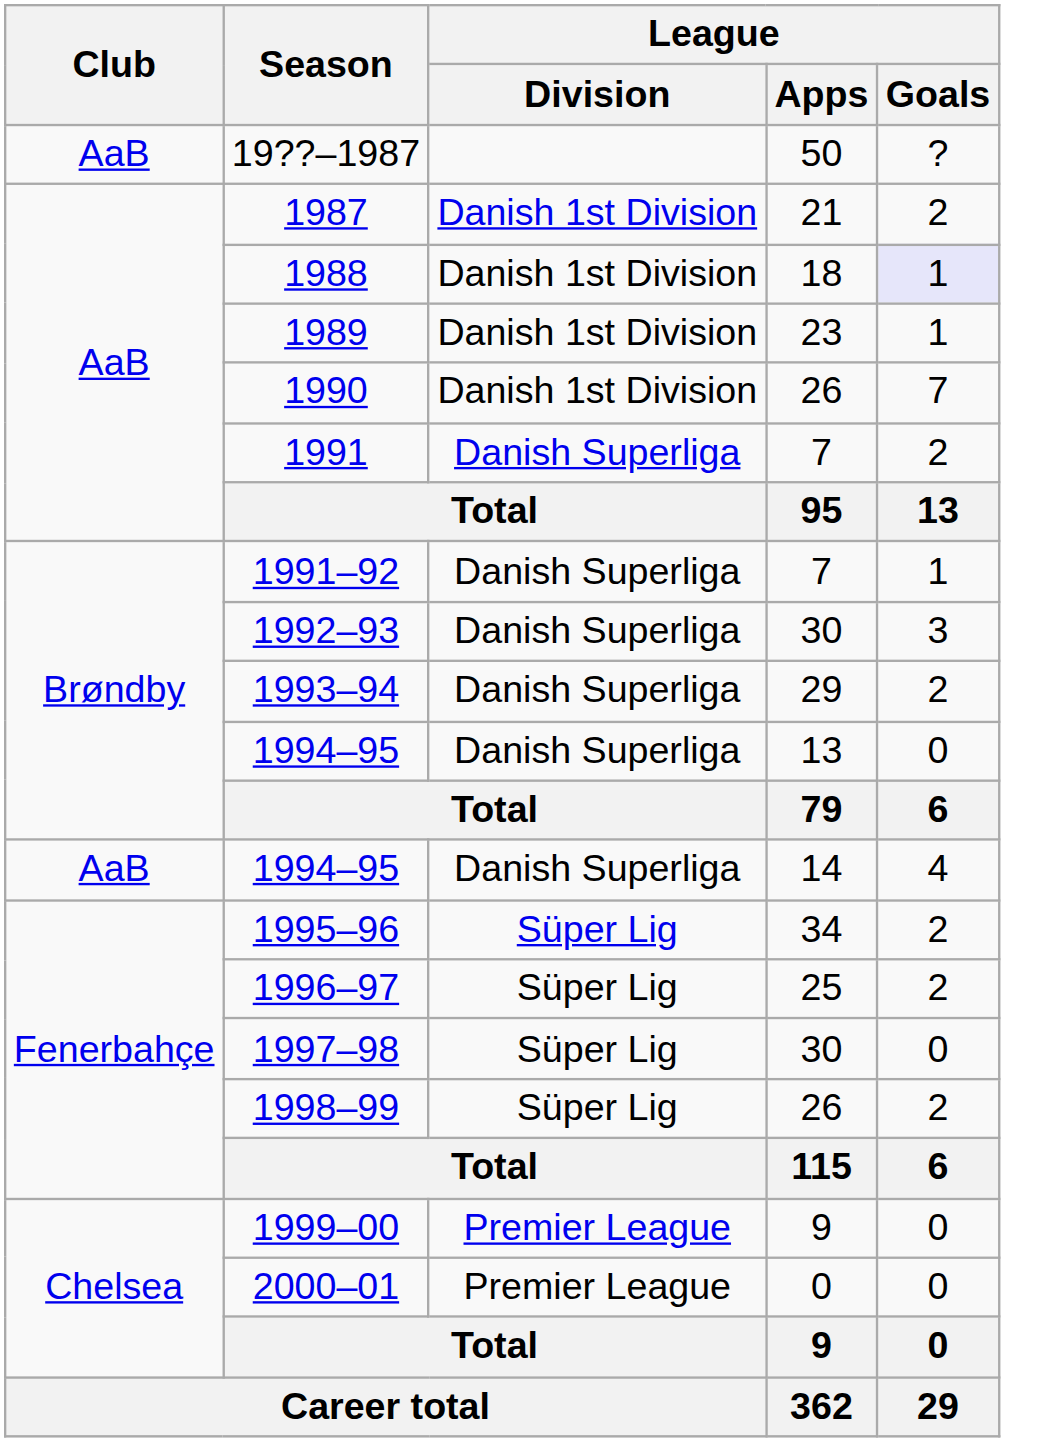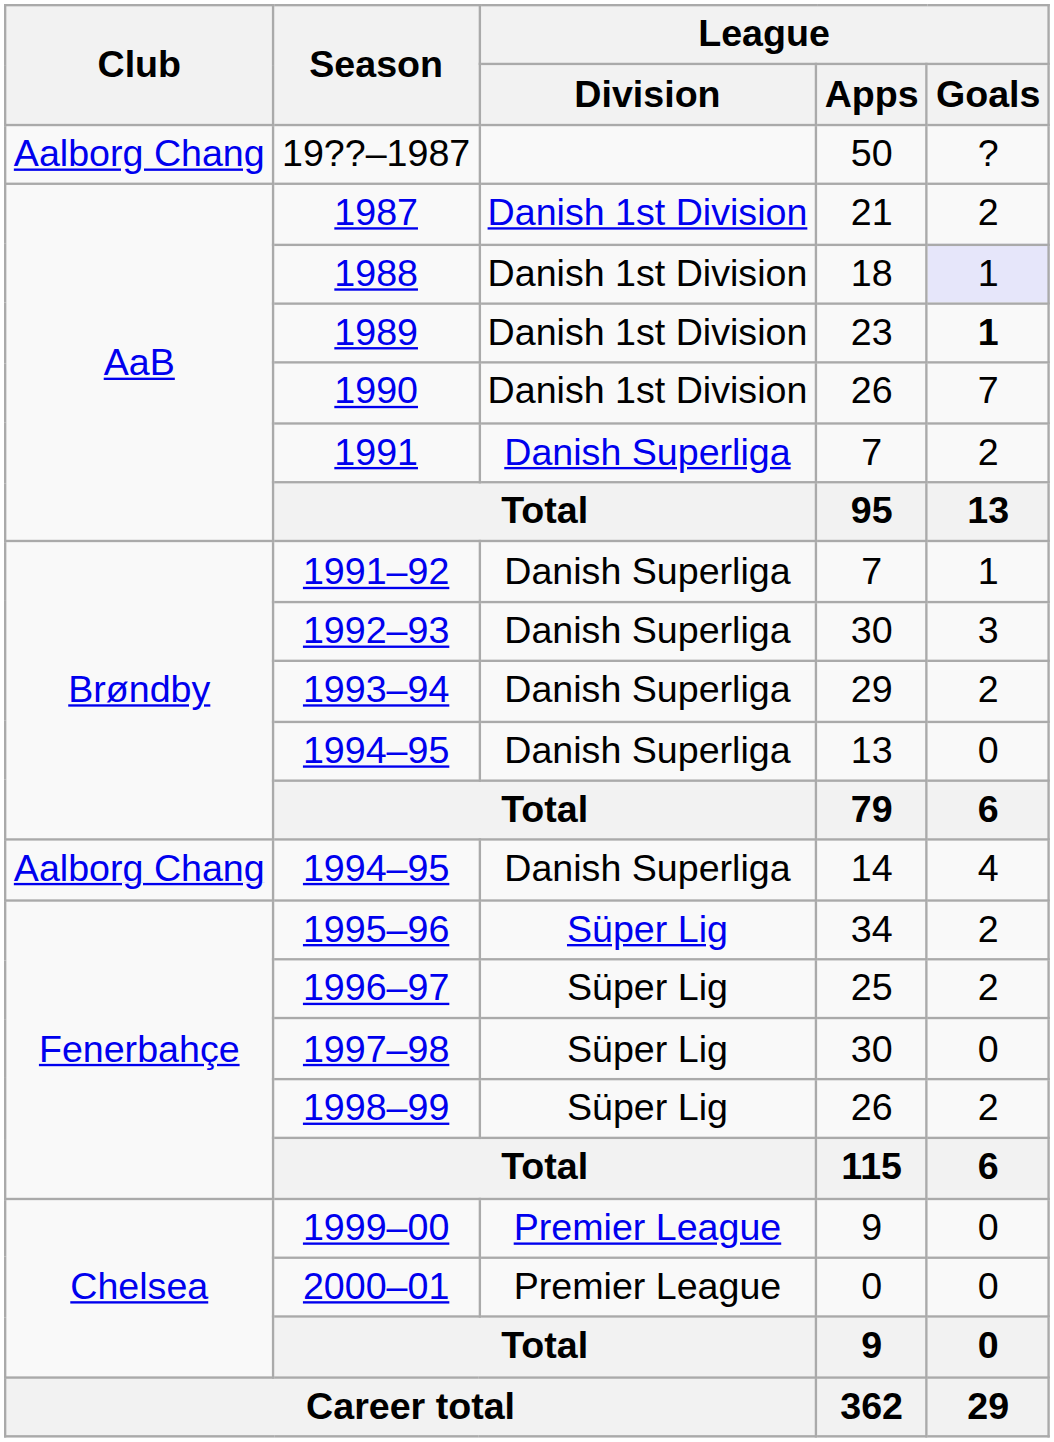(114, 153) AaB -> (139, 153) Aalborg Chang
(938, 332) normal -> (988, 332) bold
(114, 869) AaB -> (139, 869) Aalborg Chang
